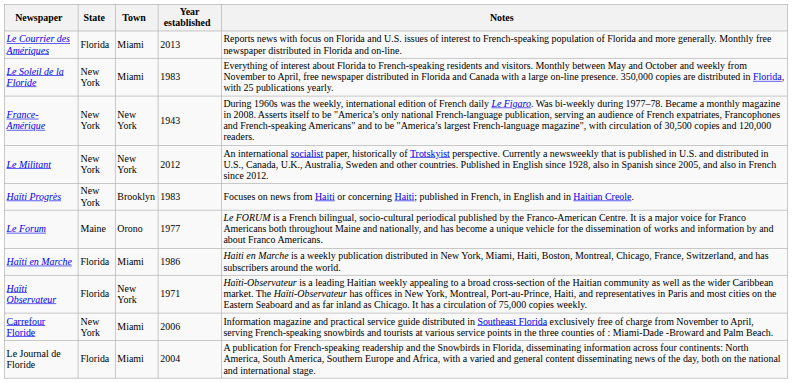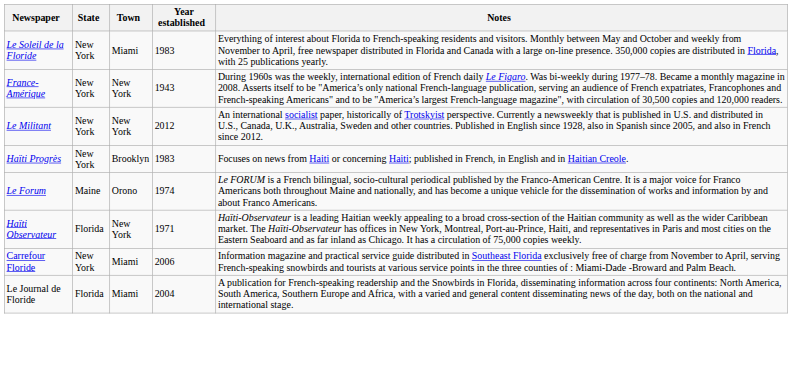- row: (38, 44)
(170, 229) 1977 -> (165, 191) 1974
- row: (39, 261)
